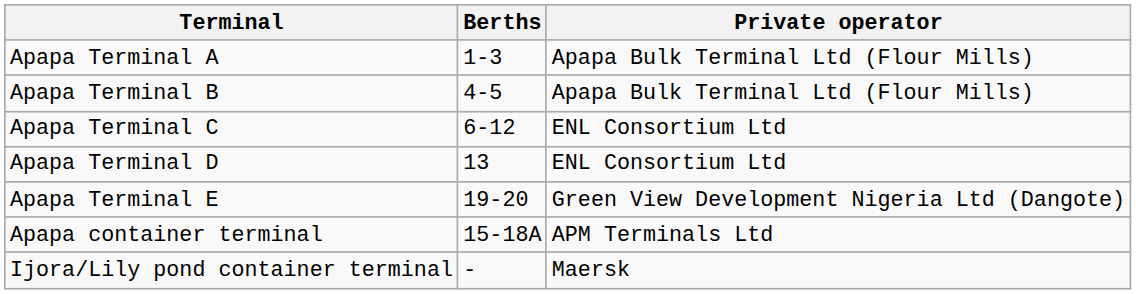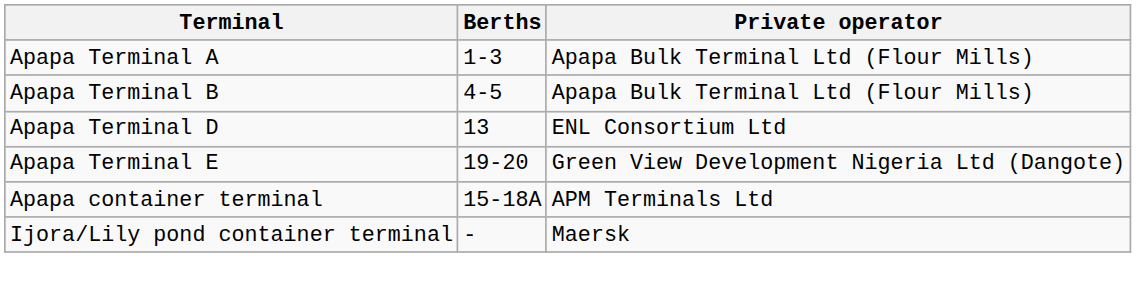- row: (114, 129)
